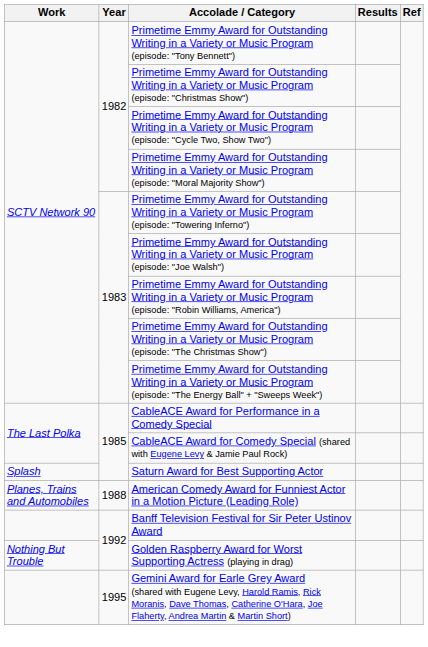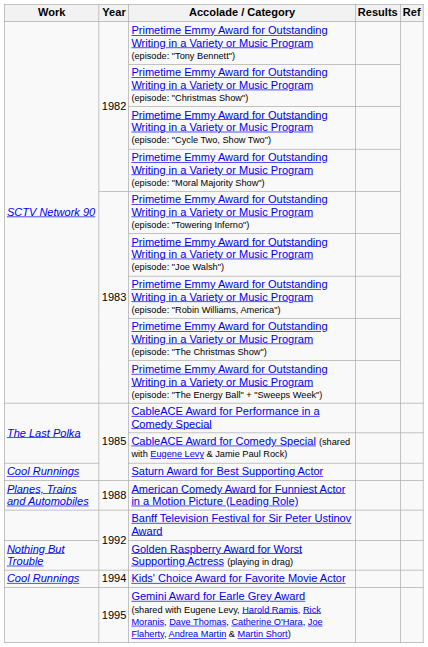(24, 471) Splash -> (43, 471) Cool Runnings
+ row: (238, 579)
